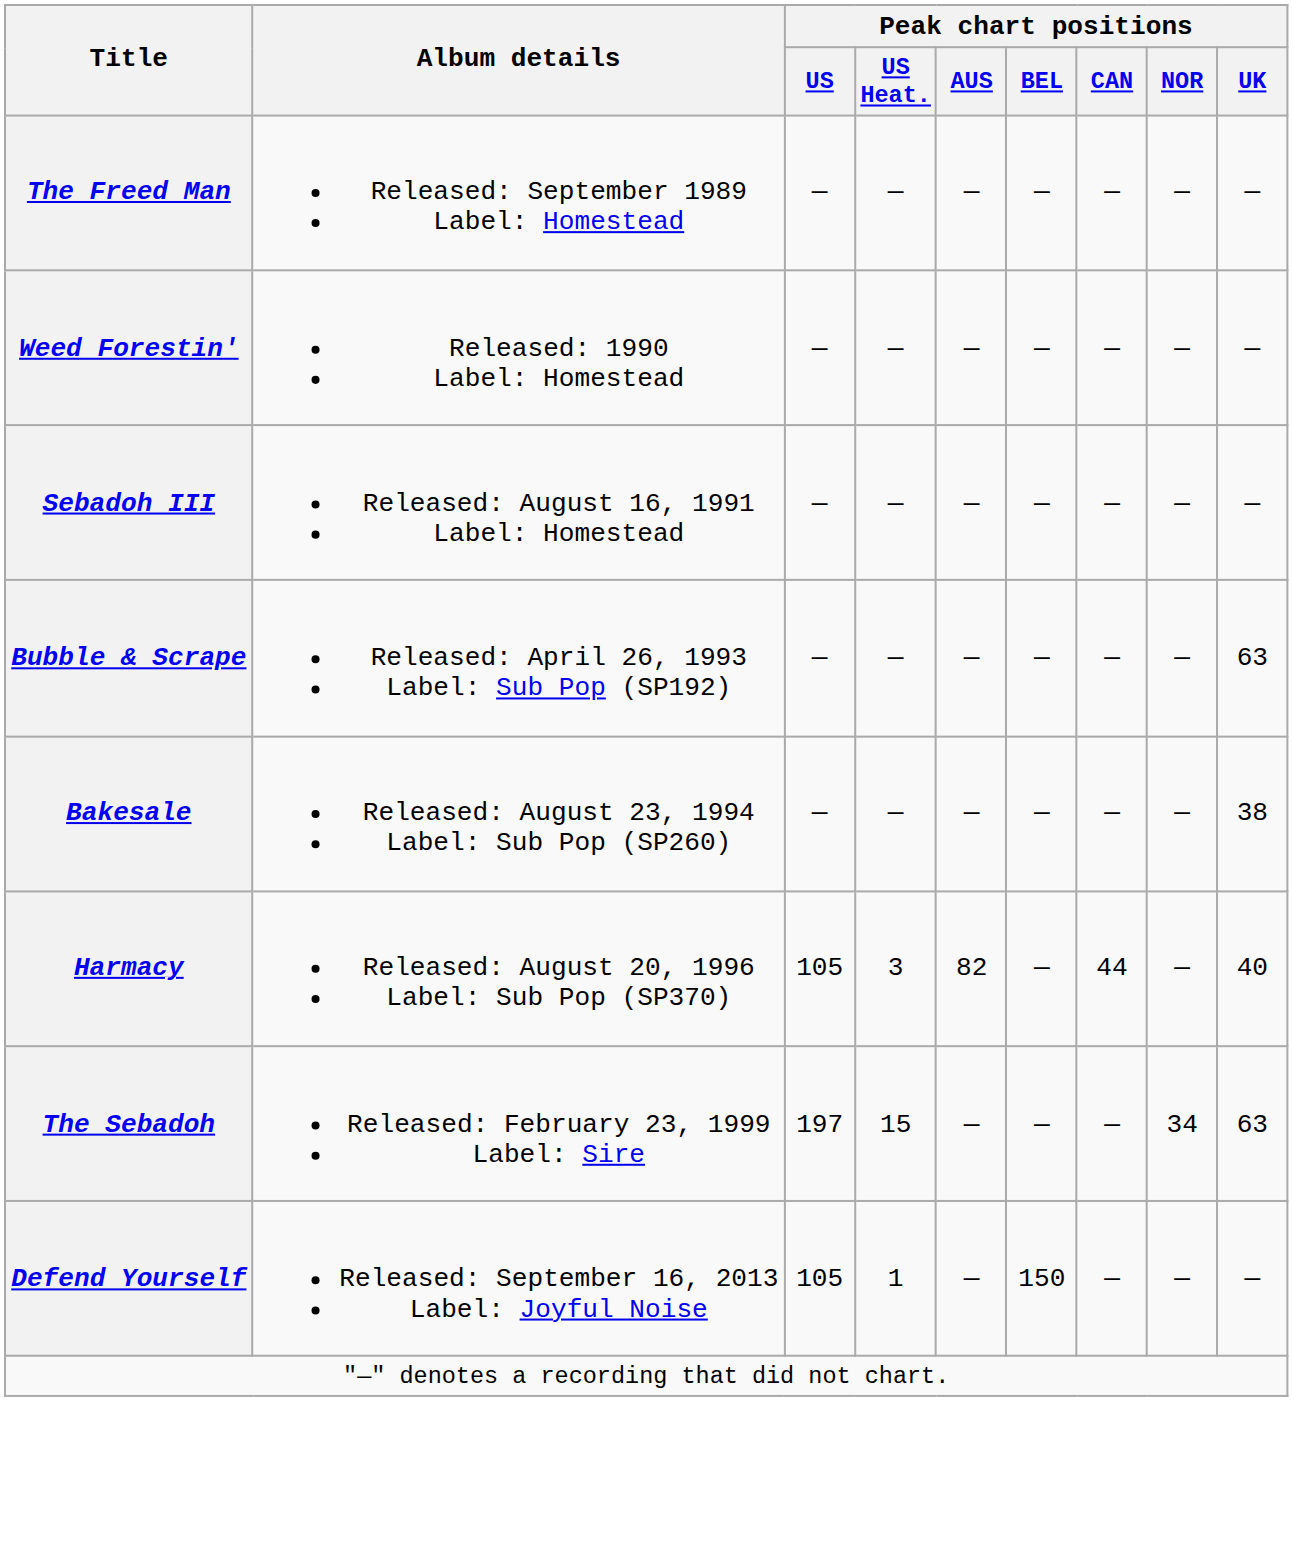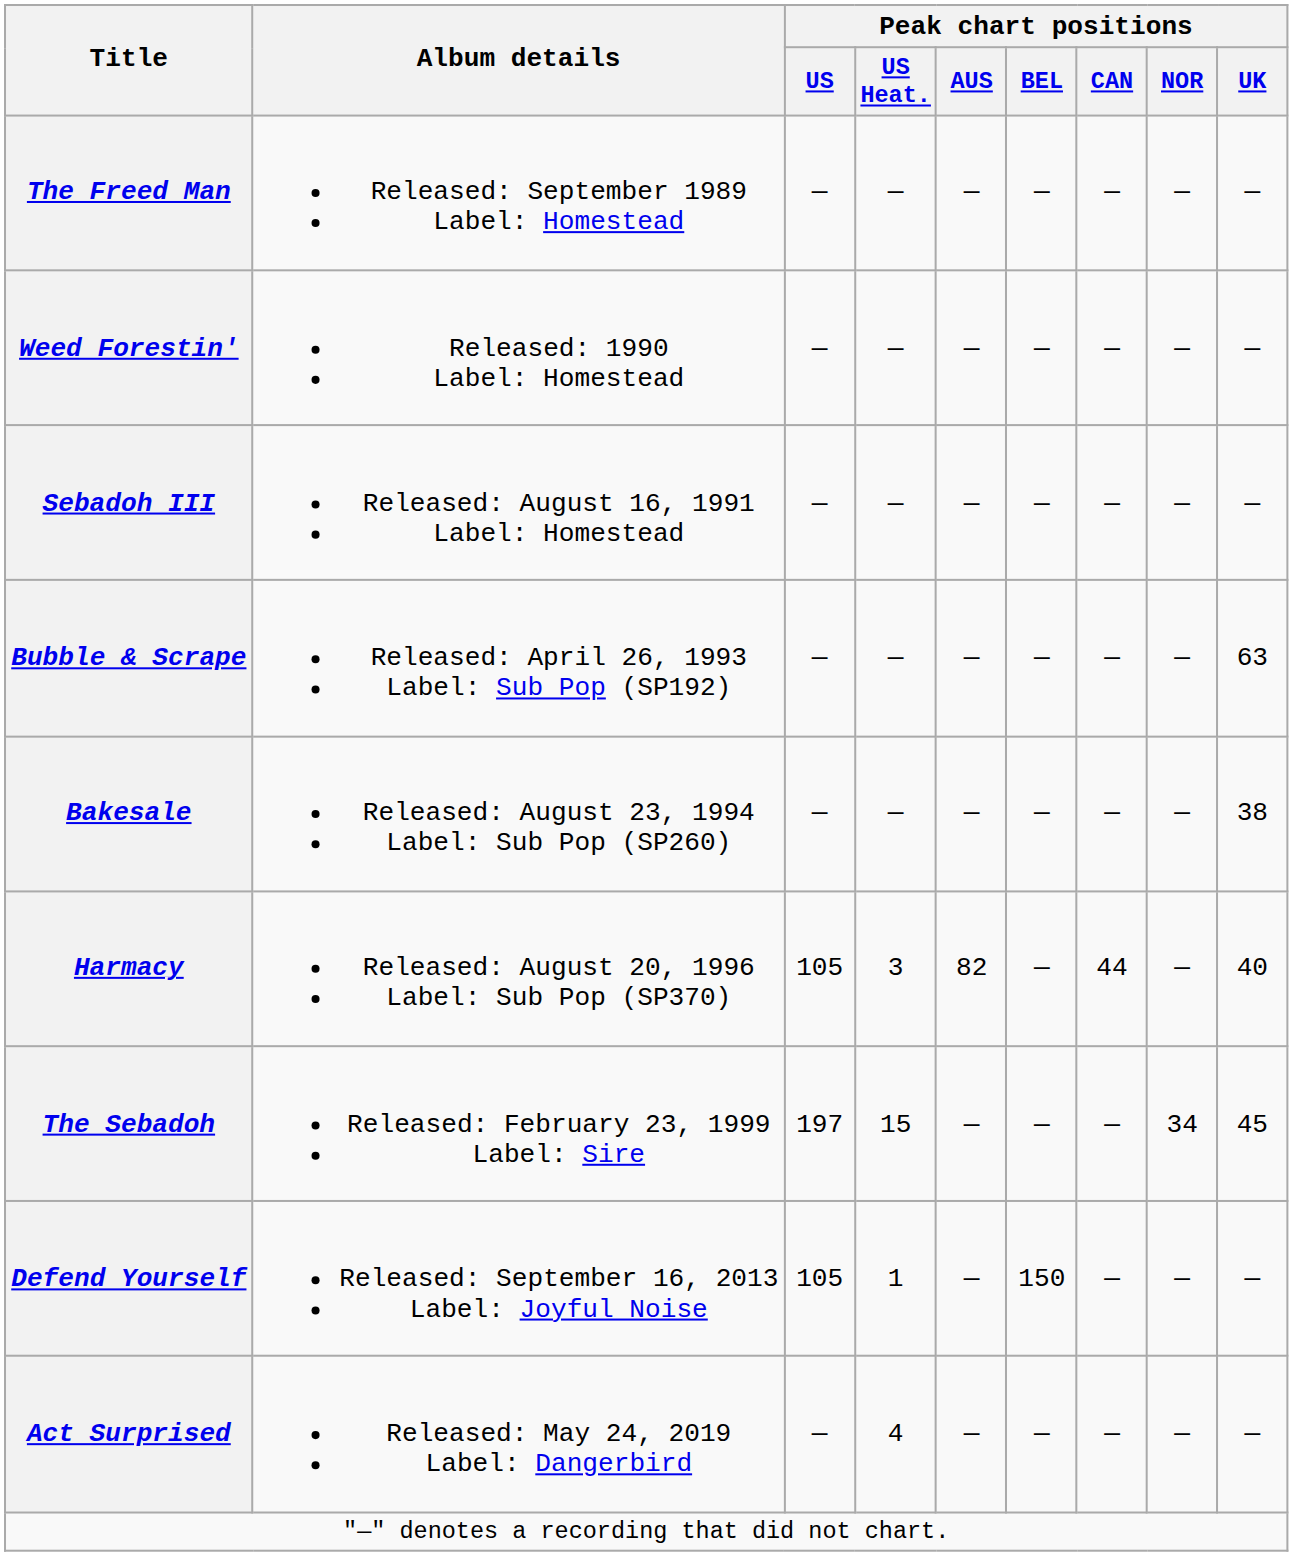(1252, 1124) 63 -> (1252, 1124) 45
+ row: (129, 1434)
